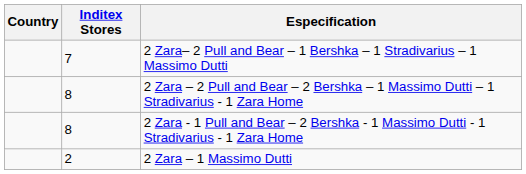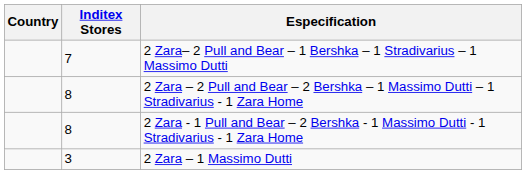(68, 159) 2 -> (68, 159) 3
